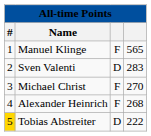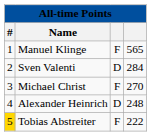(135, 67) 283 -> (135, 67) 284
(117, 103) F -> (117, 103) D
(135, 103) 268 -> (135, 103) 248
(117, 121) D -> (117, 121) F
